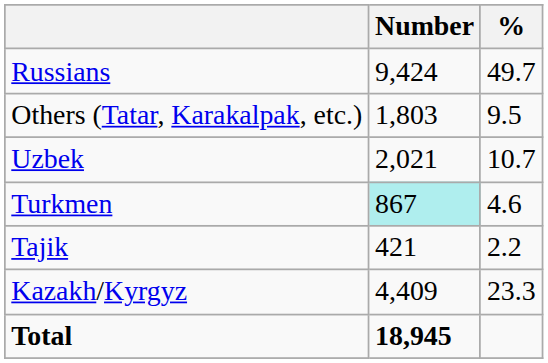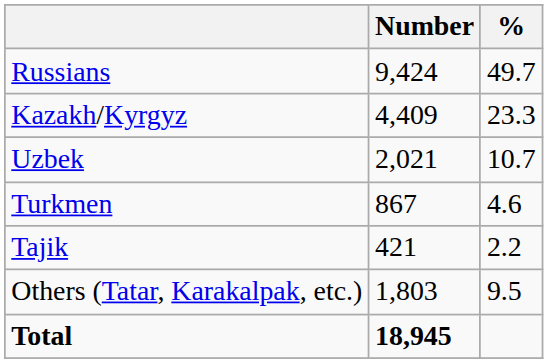rows swapped: (99, 291) <-> (187, 114)
(396, 203) paleturquoise background -> (396, 203) no background
